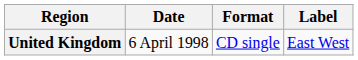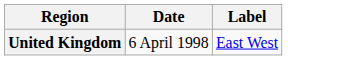- column: (248, 17)
